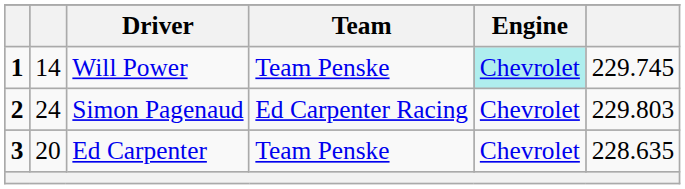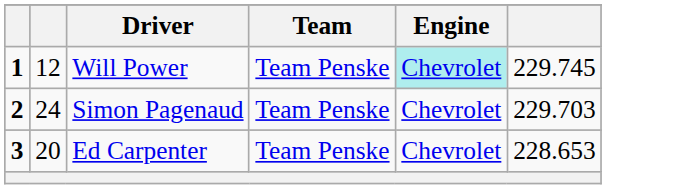(48, 67) 14 -> (48, 67) 12
(362, 109) Ed Carpenter Racing -> (322, 109) Team Penske
(633, 109) 229.803 -> (554, 109) 229.703
(633, 151) 228.635 -> (554, 151) 228.653
